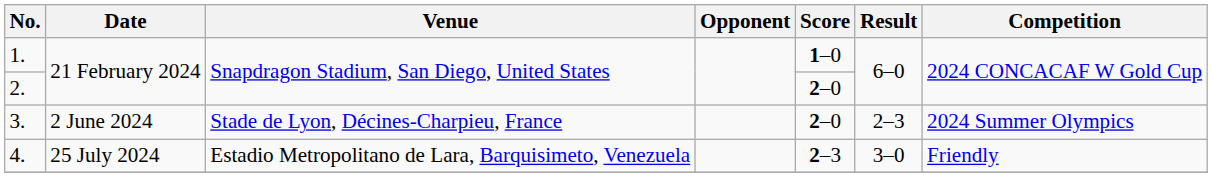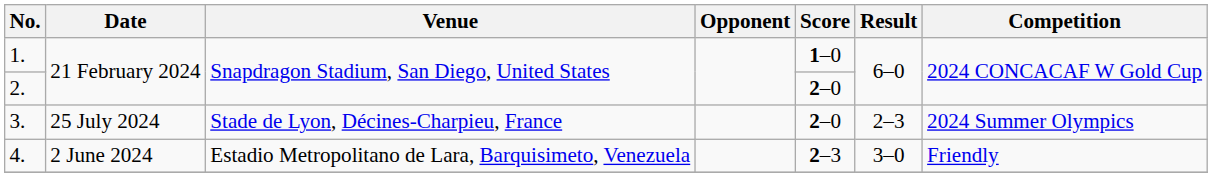(101, 121) 2 June 2024 -> (105, 121) 25 July 2024
(105, 155) 25 July 2024 -> (101, 155) 2 June 2024
